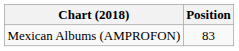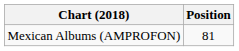(208, 35) 83 -> (208, 35) 81
